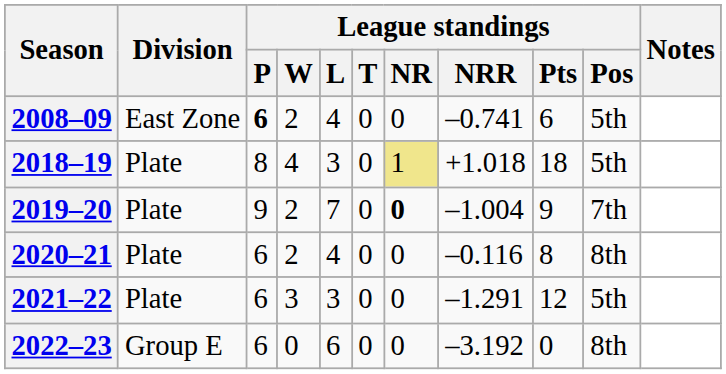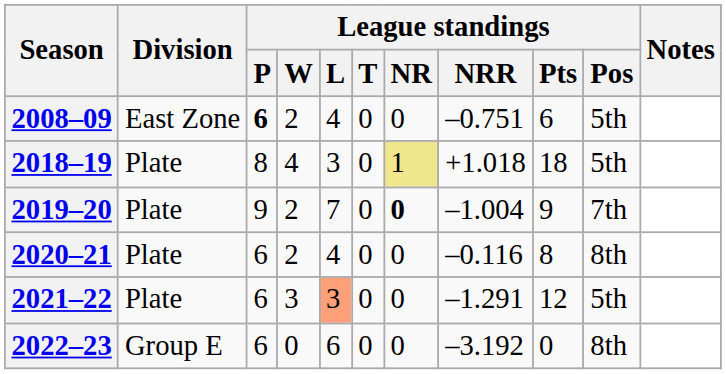(485, 118) –0.741 -> (485, 118) –0.751
(333, 299) no background -> (333, 299) lightsalmon background
